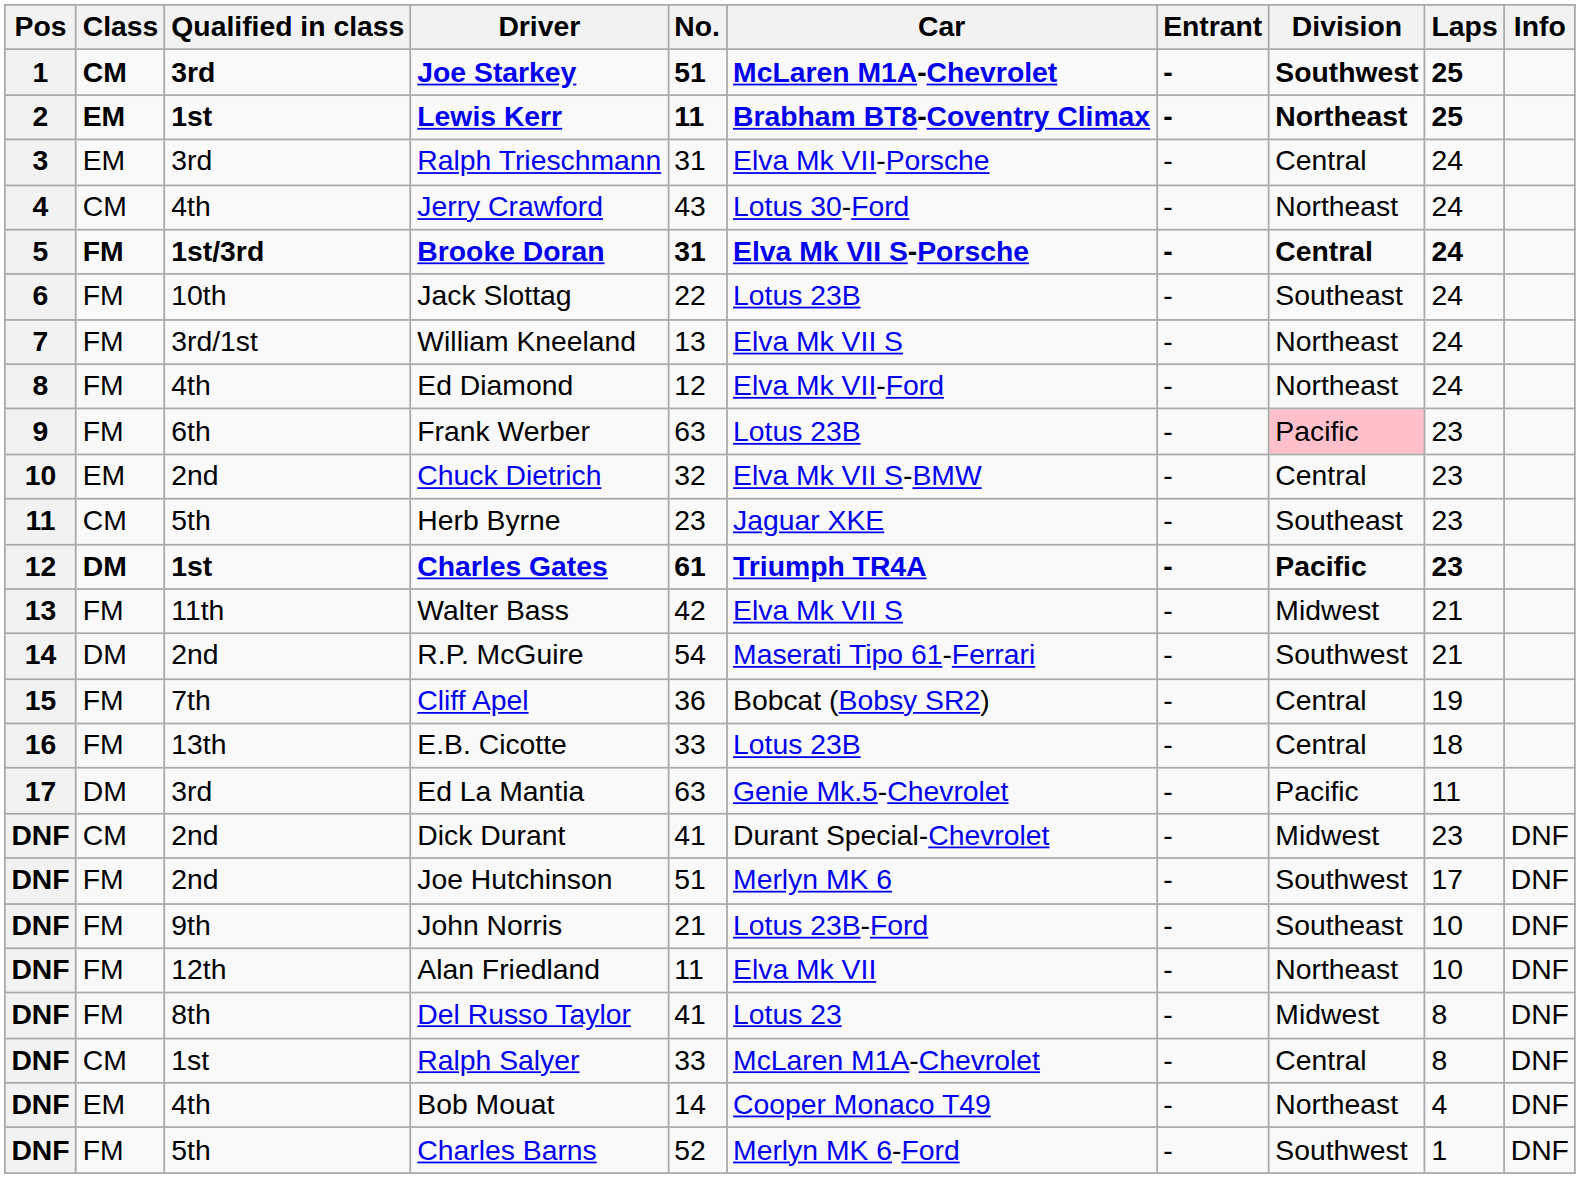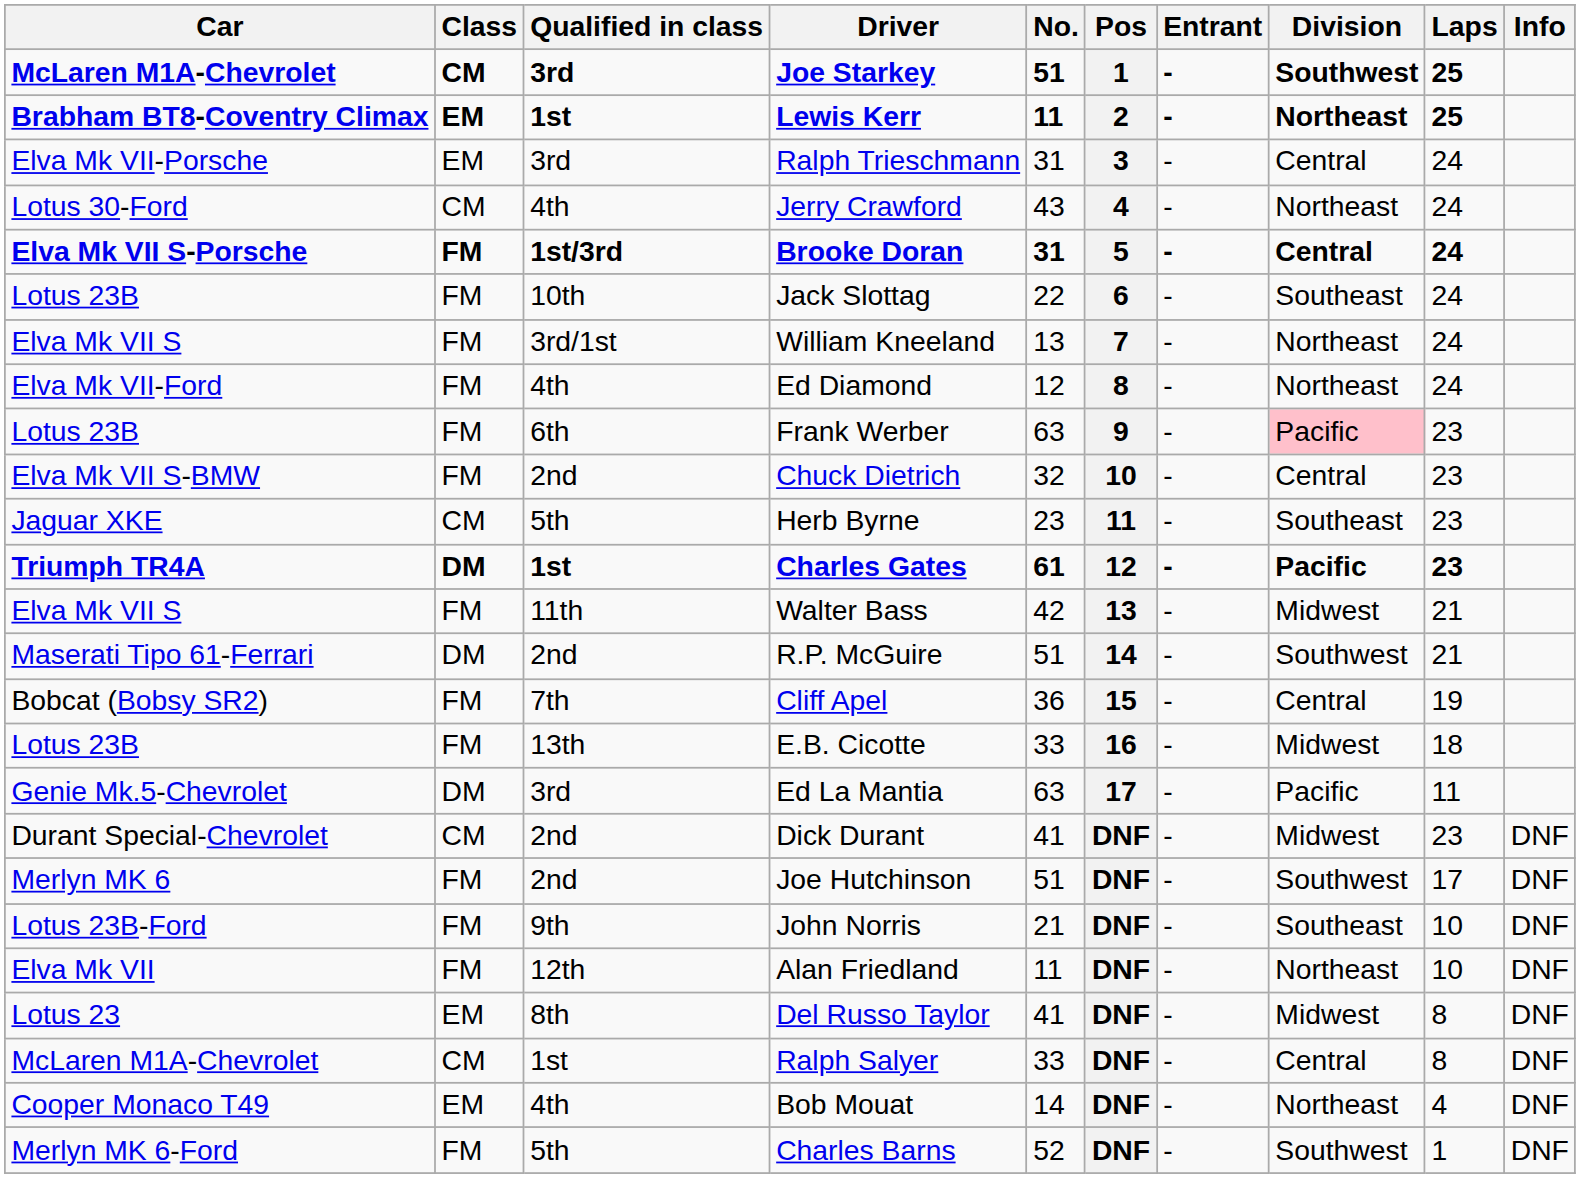columns swapped: (41, 26) <-> (942, 26)
(104, 476) EM -> (462, 476) FM
(690, 655) 54 -> (1049, 655) 51
(1321, 745) Central -> (1327, 745) Midwest
(103, 1015) FM -> (463, 1015) EM
